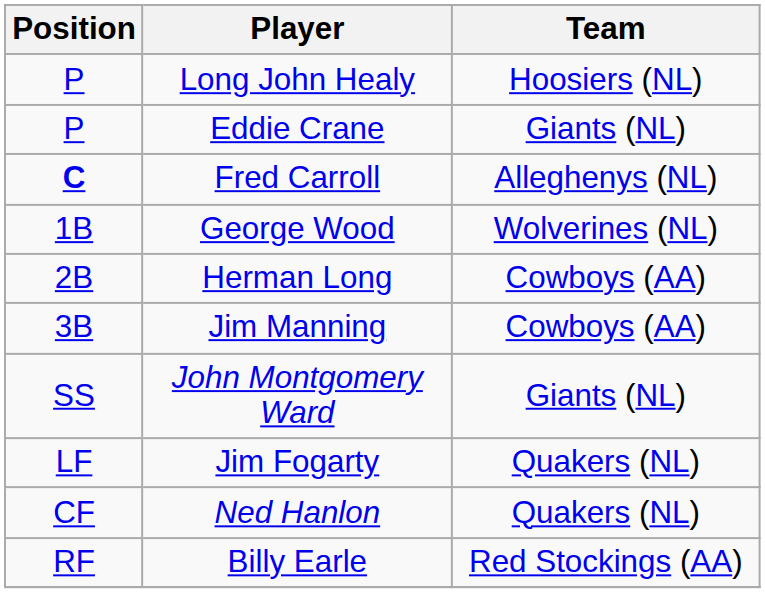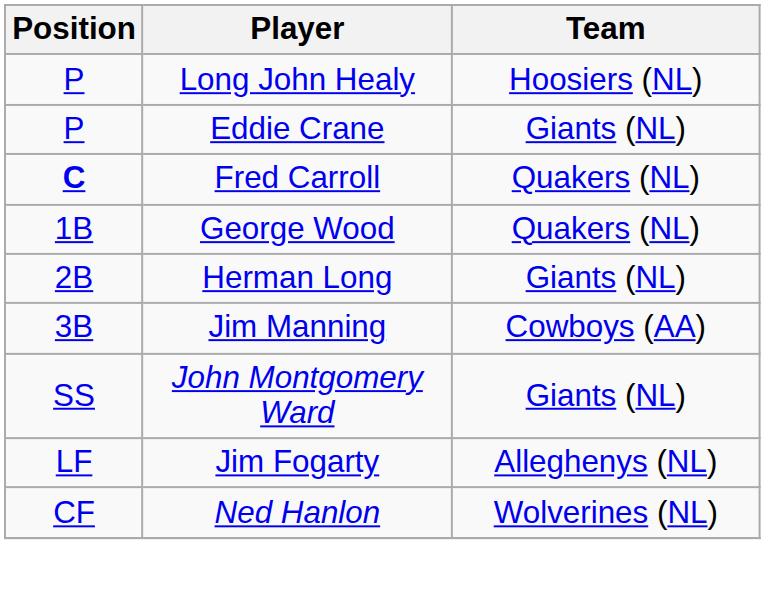(606, 178) Alleghenys (NL) -> (606, 178) Quakers (NL)
(606, 228) Wolverines (NL) -> (606, 228) Quakers (NL)
(606, 278) Cowboys (AA) -> (606, 278) Giants (NL)
(606, 462) Quakers (NL) -> (606, 462) Alleghenys (NL)
(606, 512) Quakers (NL) -> (606, 512) Wolverines (NL)
- row: (297, 561)
